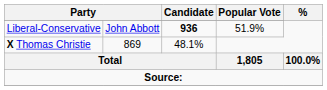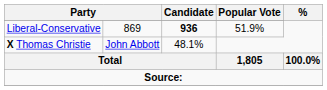(132, 28) John Abbott -> (132, 28) 869
(132, 45) 869 -> (132, 45) John Abbott
